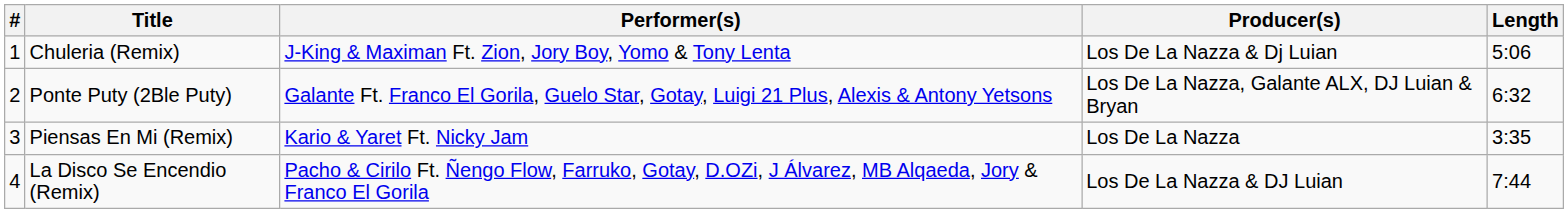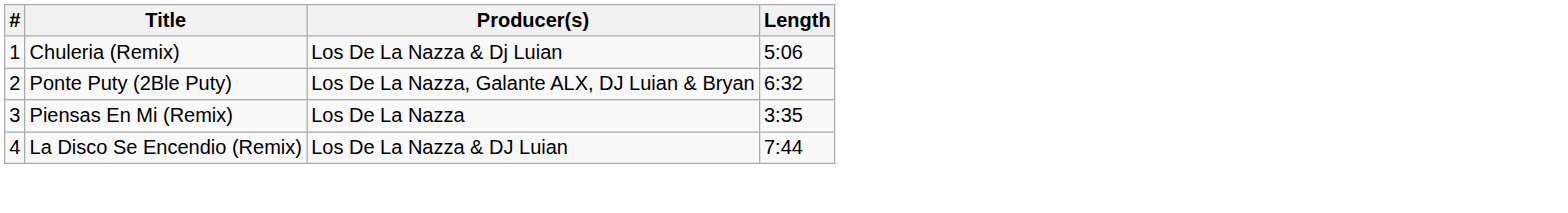- column: (681, 20)
